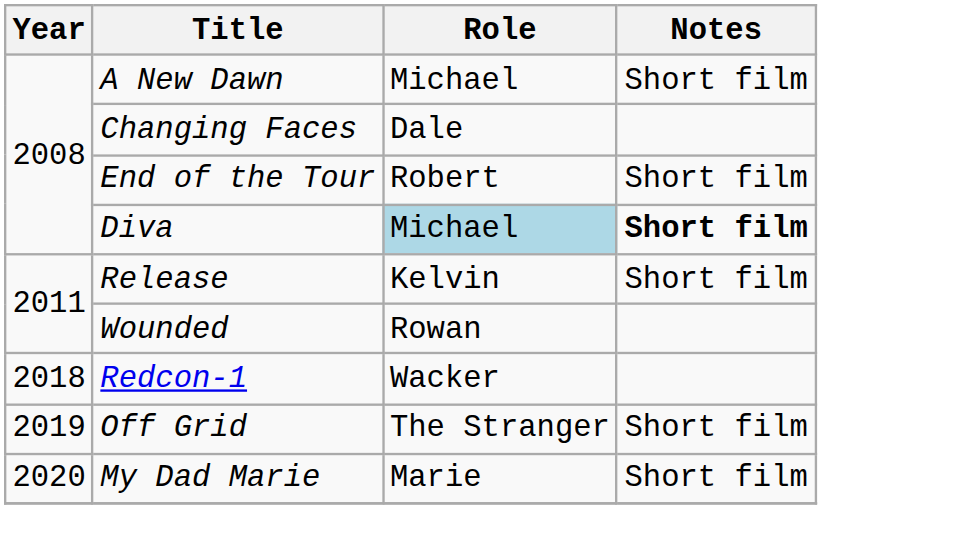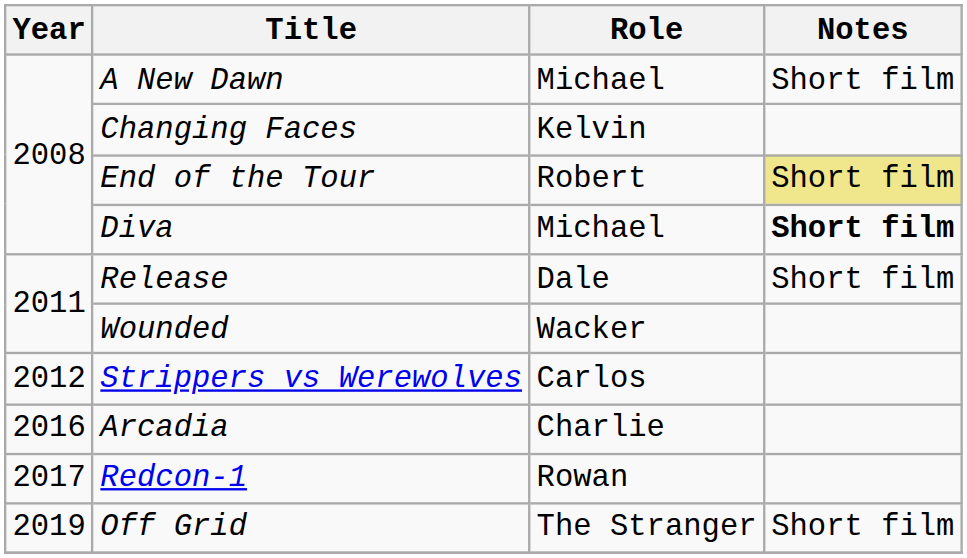(427, 130) Dale -> (592, 130) Kelvin
(716, 179) no background -> (863, 179) khaki background
(454, 229) lightblue background -> (601, 229) no background
(445, 279) Kelvin -> (573, 279) Dale
(436, 329) Rowan -> (592, 329) Wacker
+ row: (311, 379)
+ row: (165, 428)
(49, 379) 2018 -> (49, 478) 2017
(445, 379) Wacker -> (582, 478) Rowan
- row: (210, 478)
